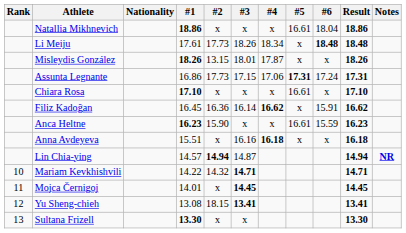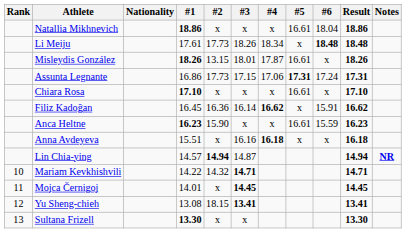(299, 60) x -> (299, 60) 16.61
